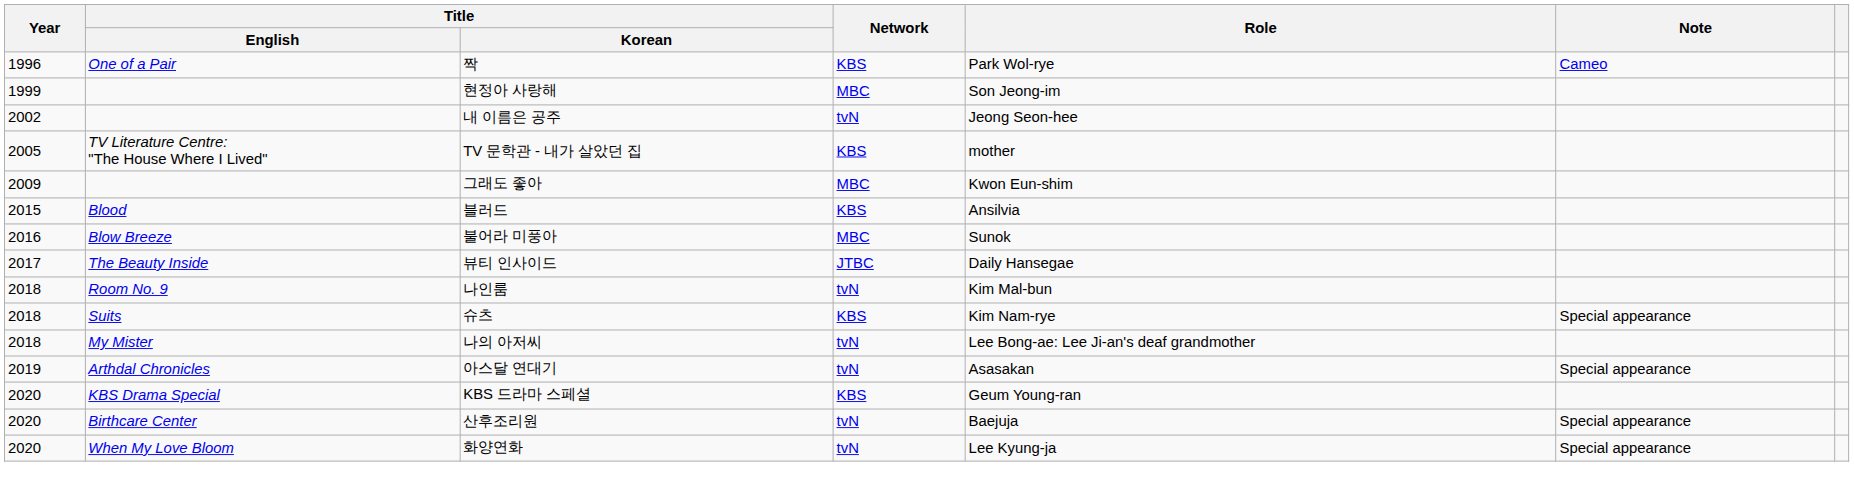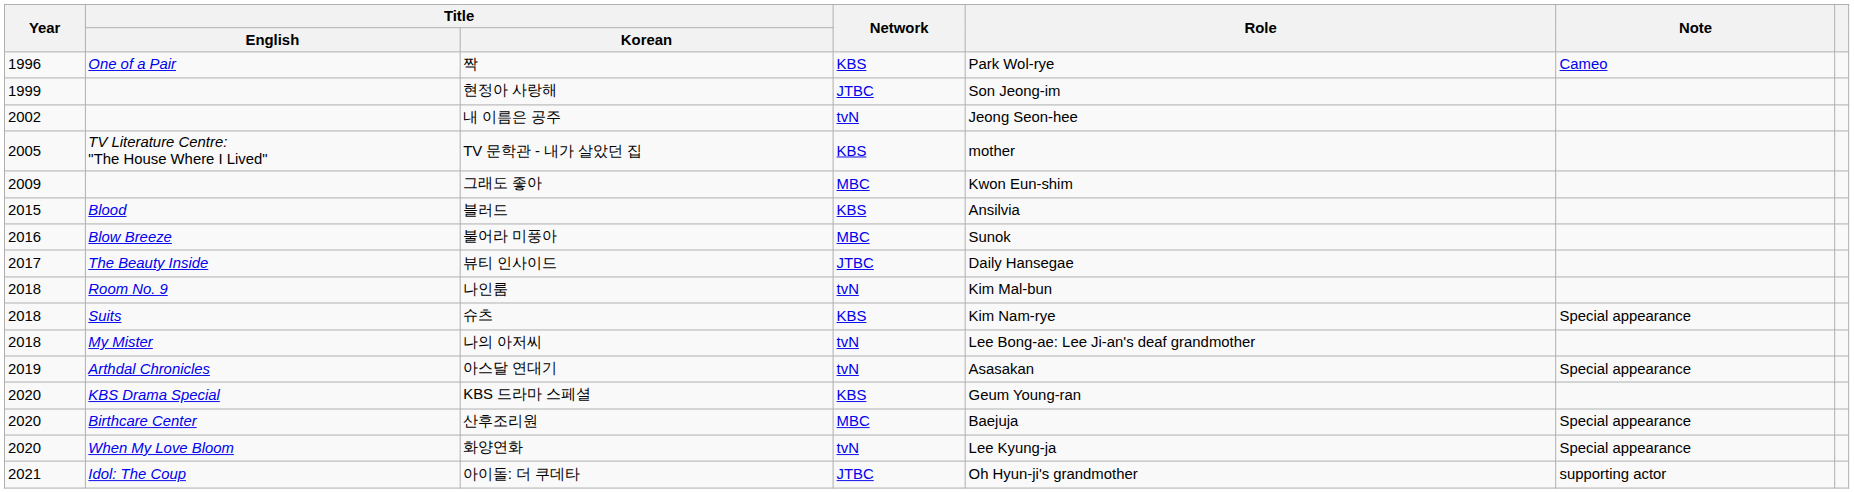(853, 91) MBC -> (855, 91) JTBC
(848, 421) tvN -> (853, 421) MBC
+ row: (521, 474)
